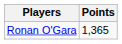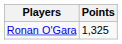(95, 30) 1,365 -> (95, 30) 1,325
